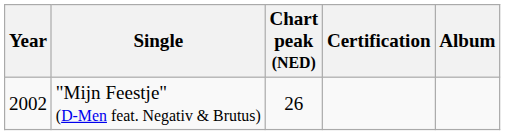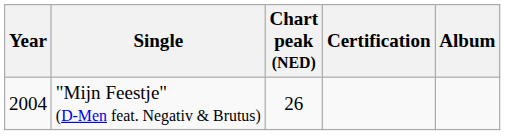(28, 103) 2002 -> (28, 103) 2004
